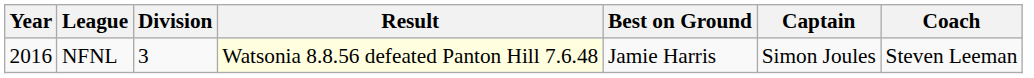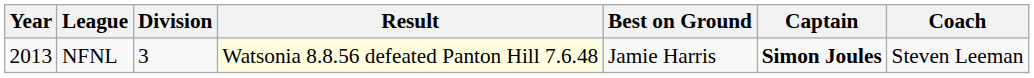(31, 55) 2016 -> (31, 55) 2013
(819, 55) normal -> (822, 55) bold
